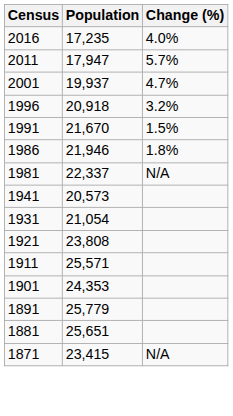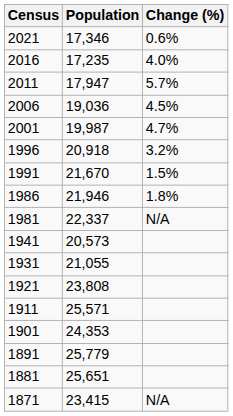+ row: (24, 38)
+ row: (24, 106)
(88, 83) 19,937 -> (88, 128) 19,987
(88, 219) 21,054 -> (88, 264) 21,055
